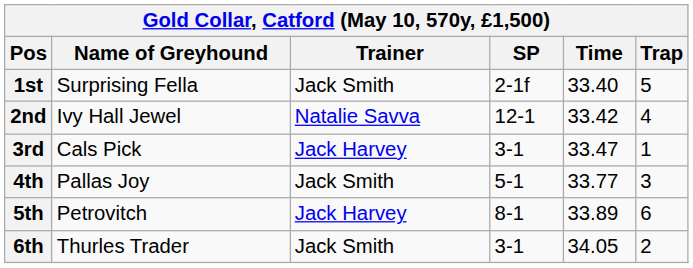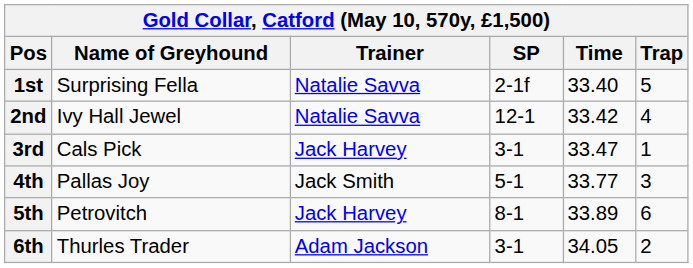(344, 85) Jack Smith -> (357, 85) Natalie Savva
(344, 246) Jack Smith -> (361, 246) Adam Jackson
